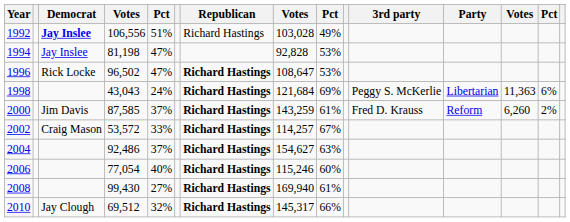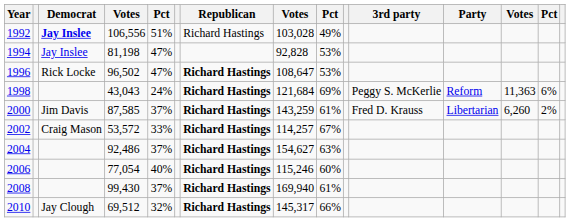(472, 91) Libertarian -> (464, 91) Reform
(464, 110) Reform -> (472, 110) Libertarian
(162, 187) 27% -> (162, 187) 37%
